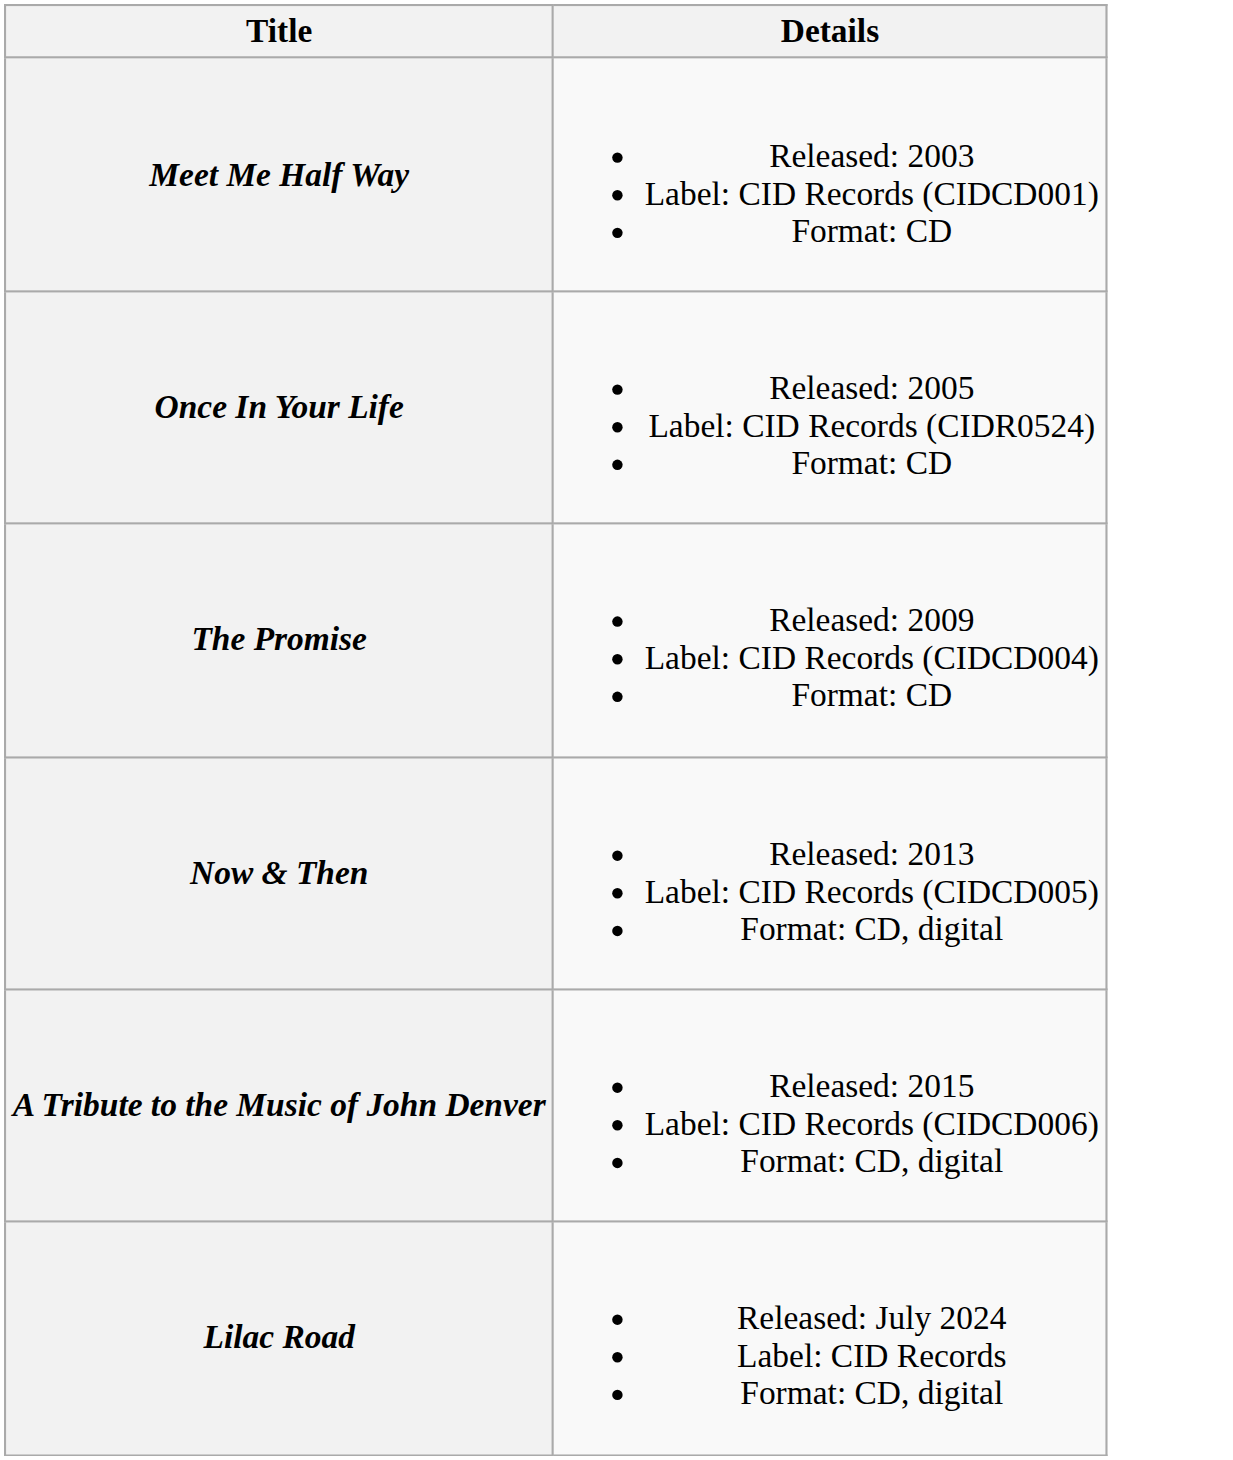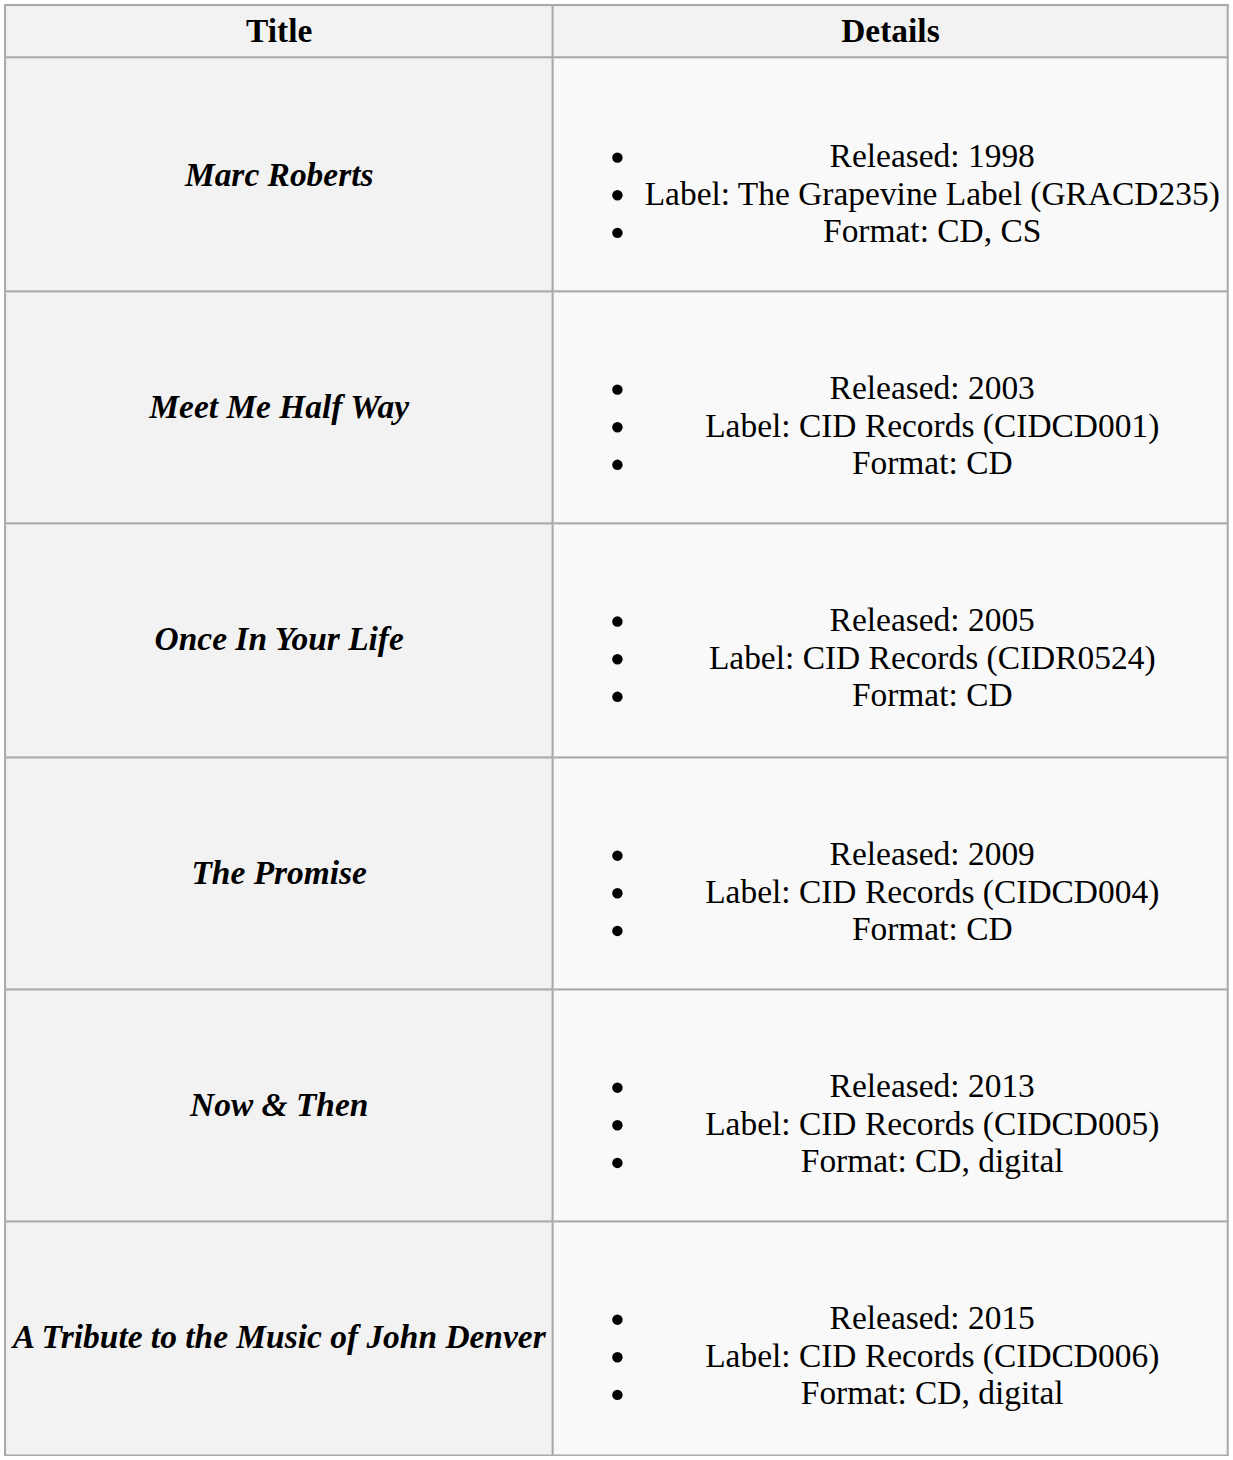+ row: (279, 173)
- row: (279, 1337)
